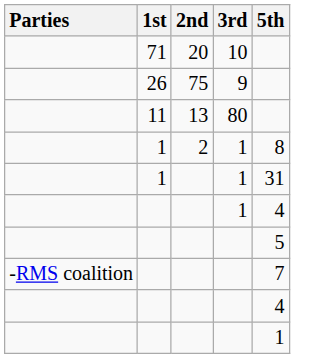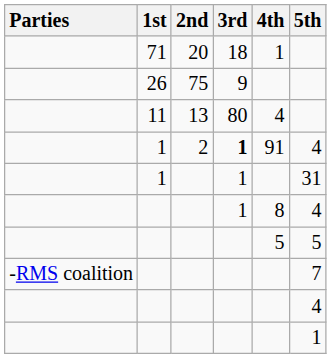+ column: (271, 20)
(237, 52) 10 -> (237, 52) 18
(242, 147) normal -> (242, 147) bold
(279, 147) 8 -> (316, 147) 4
